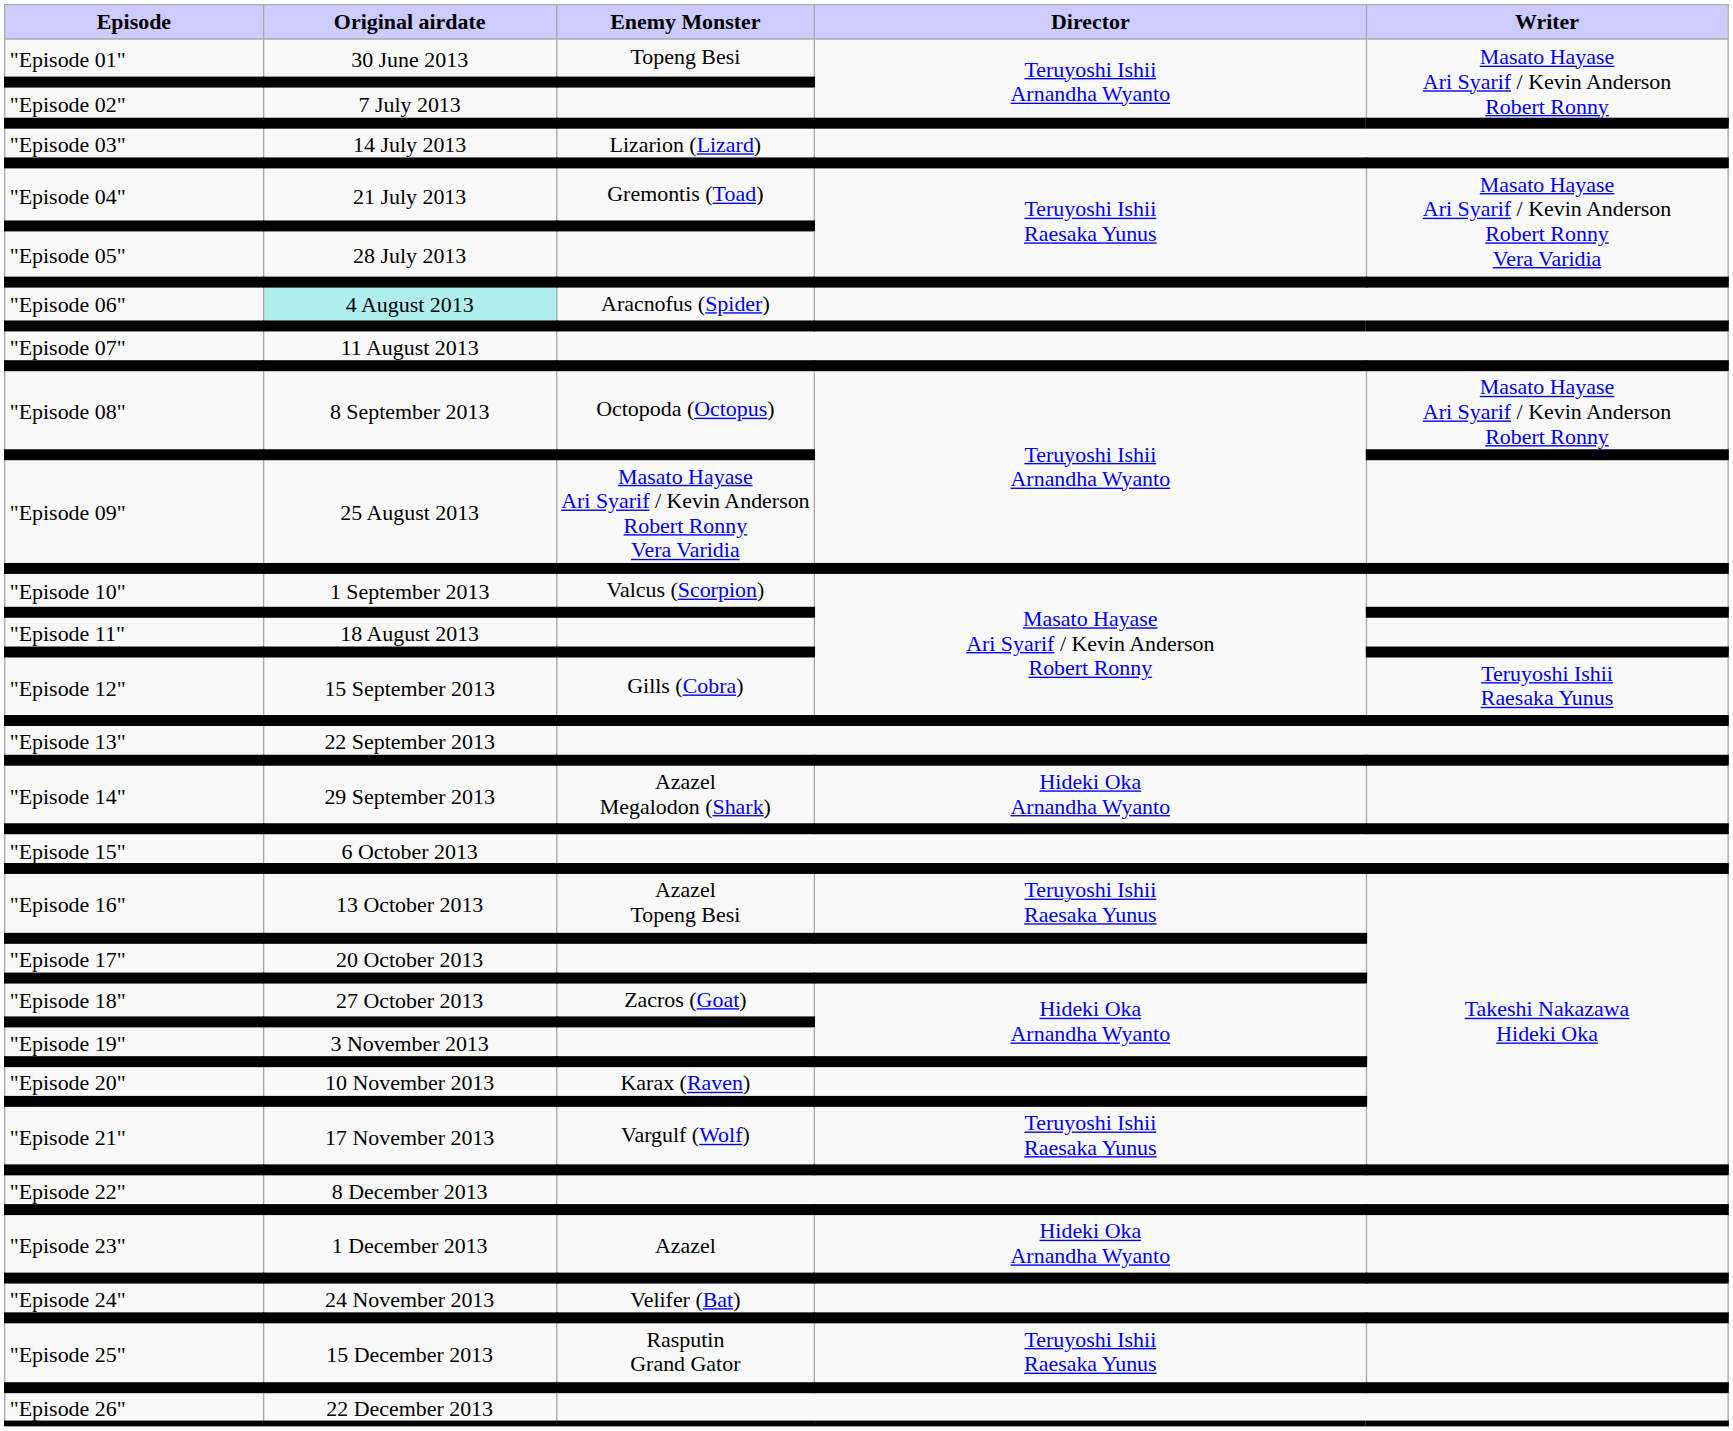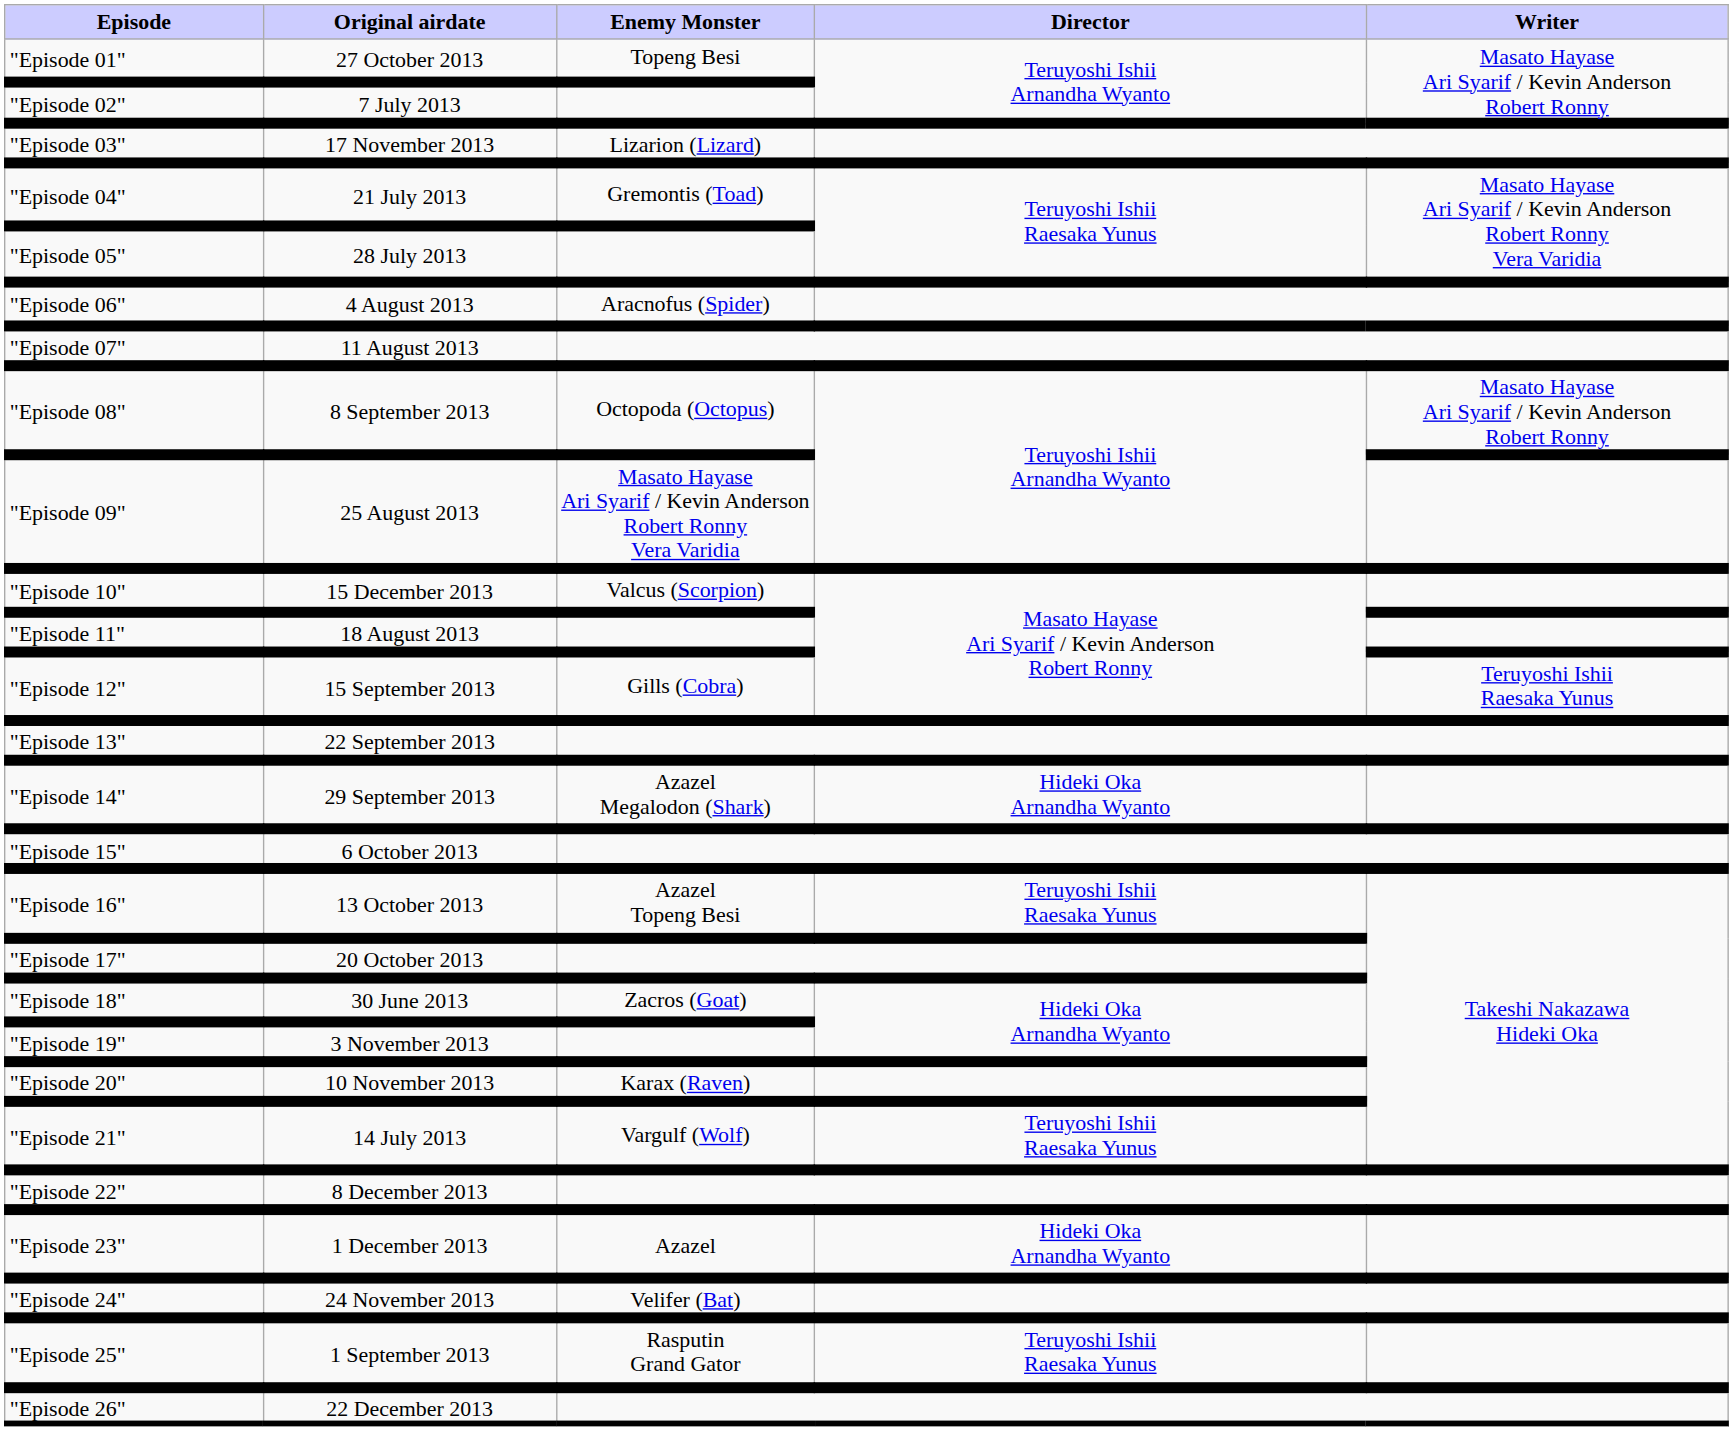(410, 60) 30 June 2013 -> (410, 60) 27 October 2013
(410, 145) 14 July 2013 -> (410, 145) 17 November 2013
(410, 305) paleturquoise background -> (410, 305) no background
(410, 592) 1 September 2013 -> (410, 592) 15 December 2013
(410, 1001) 27 October 2013 -> (410, 1001) 30 June 2013
(410, 1137) 17 November 2013 -> (410, 1137) 14 July 2013
(410, 1354) 15 December 2013 -> (410, 1354) 1 September 2013
